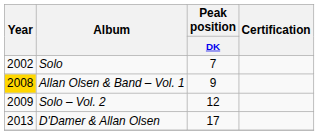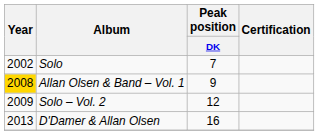(213, 121) 17 -> (213, 121) 16
